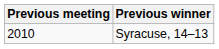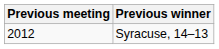(21, 33) 2010 -> (21, 33) 2012
